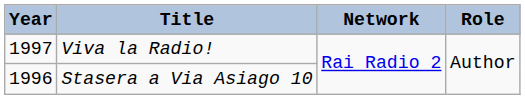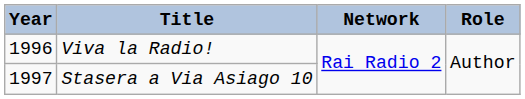(31, 49) 1997 -> (31, 49) 1996
(31, 79) 1996 -> (31, 79) 1997
